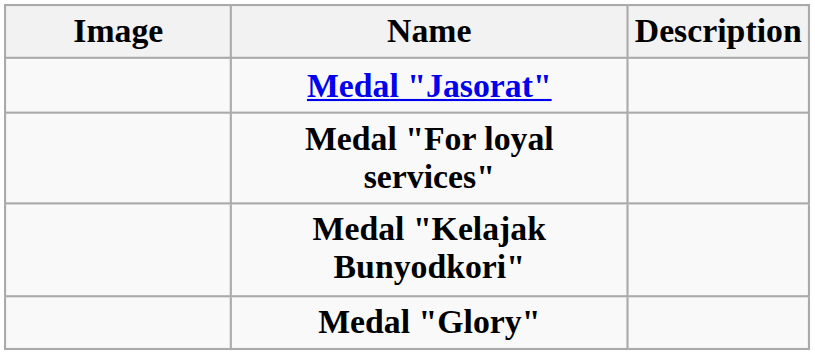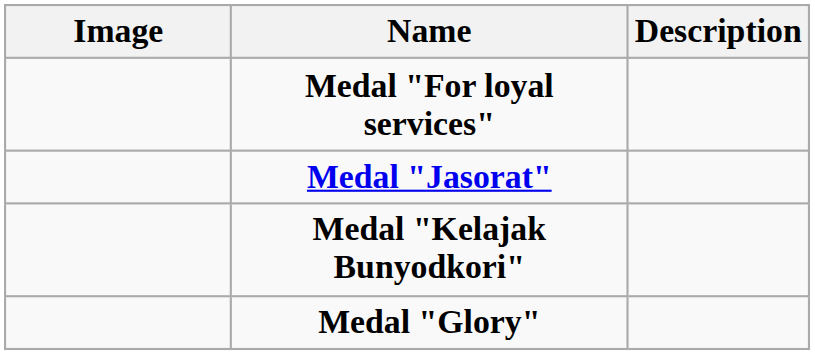rows swapped: (429, 84) <-> (429, 157)
